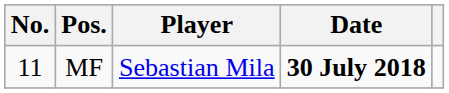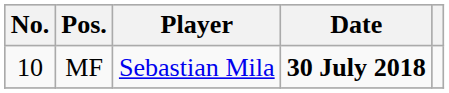(30, 66) 11 -> (30, 66) 10
